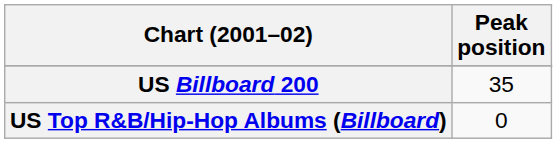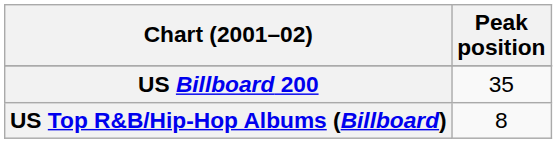(501, 120) 0 -> (501, 120) 8
